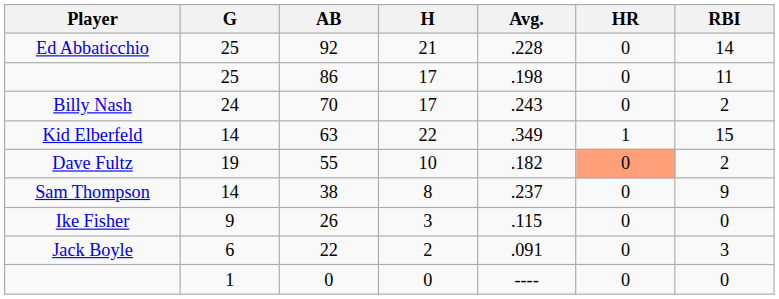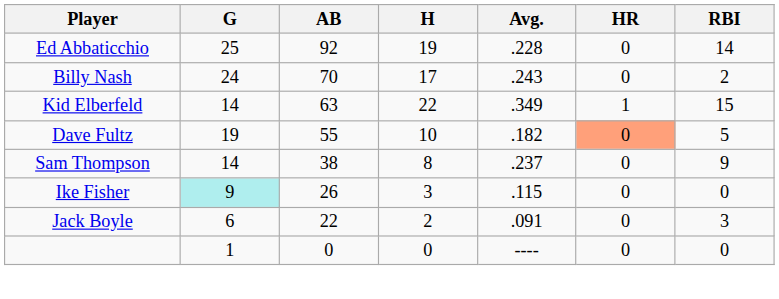(428, 47) 21 -> (428, 47) 19
- row: (329, 76)
(724, 163) 2 -> (724, 134) 5
(230, 221) no background -> (230, 192) paleturquoise background
